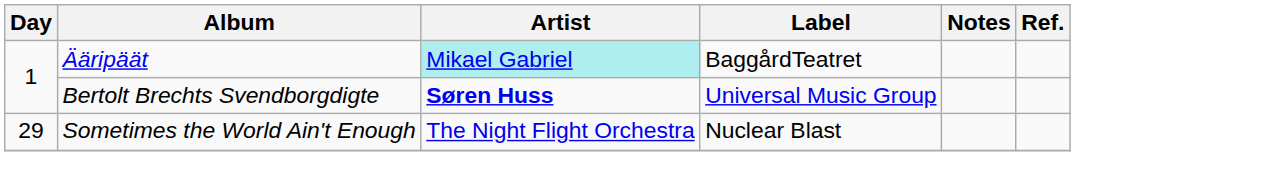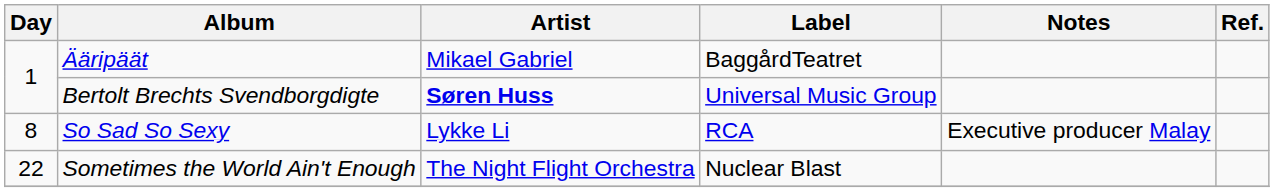(499, 58) paleturquoise background -> (499, 58) no background
+ row: (146, 131)
(31, 131) 29 -> (31, 167) 22
